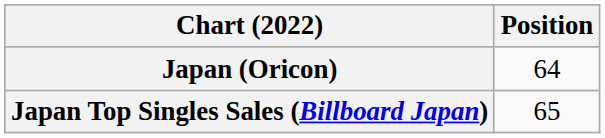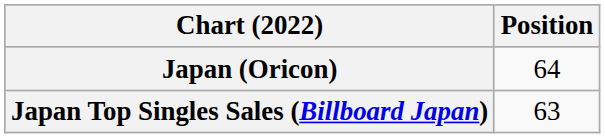(547, 111) 65 -> (547, 111) 63
